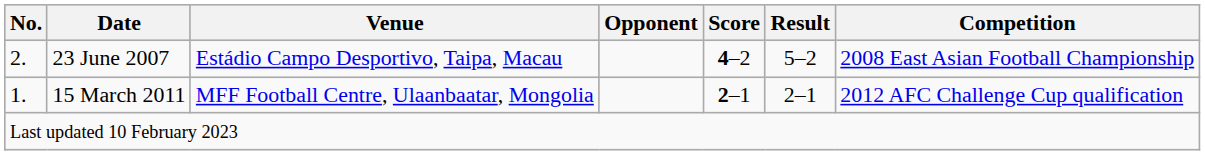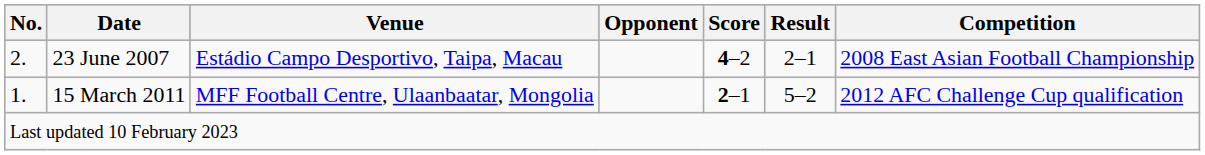(800, 58) 5–2 -> (800, 58) 2–1
(800, 94) 2–1 -> (800, 94) 5–2
